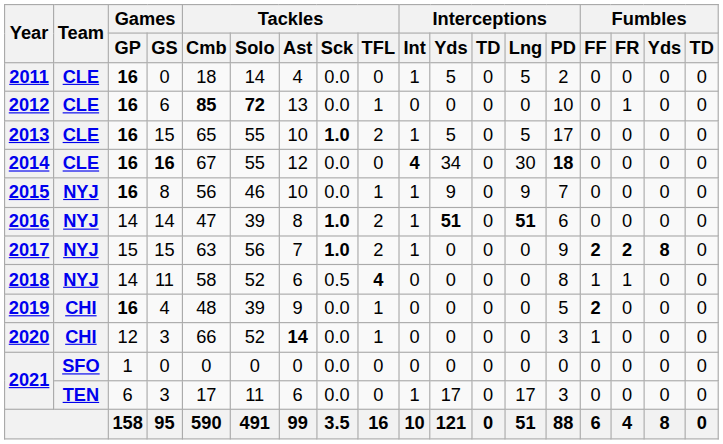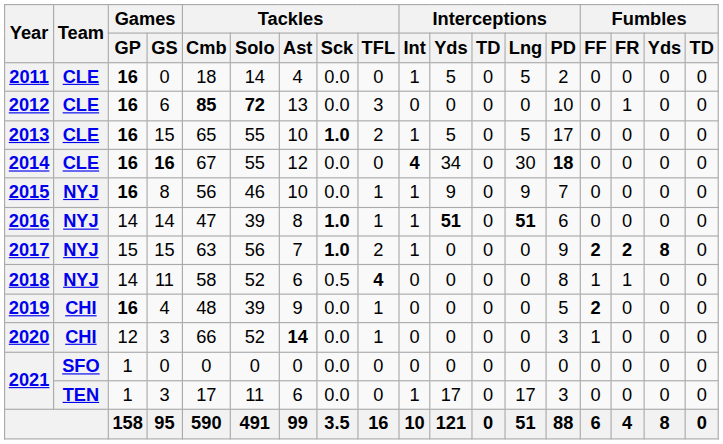(378, 105) 1 -> (378, 105) 3
(378, 221) 2 -> (378, 221) 1
(128, 395) 6 -> (128, 395) 1
